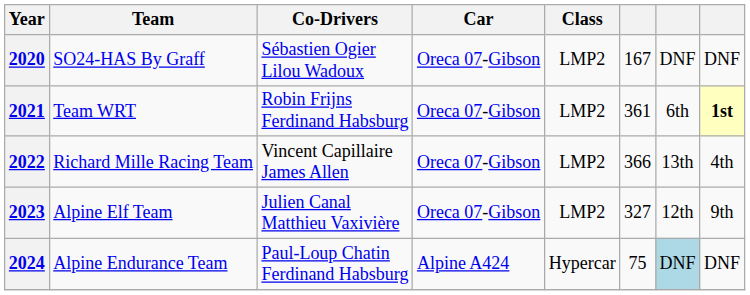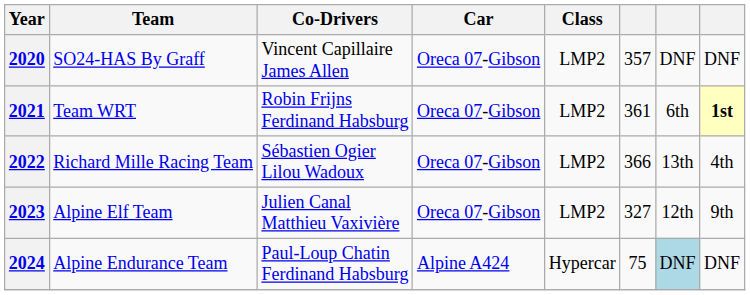(319, 60) Sébastien Ogier Lilou Wadoux -> (327, 60) Vincent Capillaire James Allen
(638, 60) 167 -> (638, 60) 357
(327, 161) Vincent Capillaire James Allen -> (319, 161) Sébastien Ogier Lilou Wadoux
